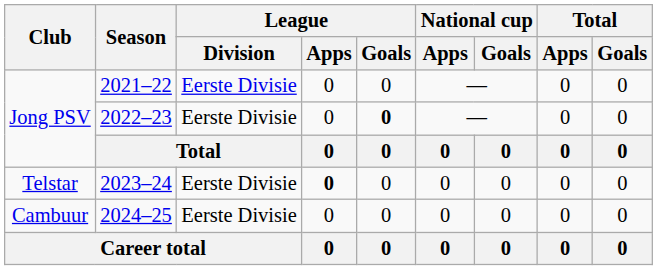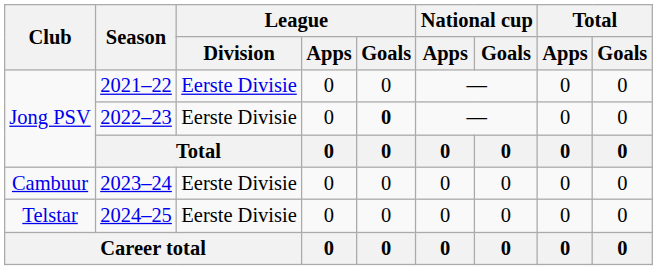(50, 183) Telstar -> (50, 183) Cambuur
(329, 183) bold -> (329, 183) normal
(50, 215) Cambuur -> (50, 215) Telstar
